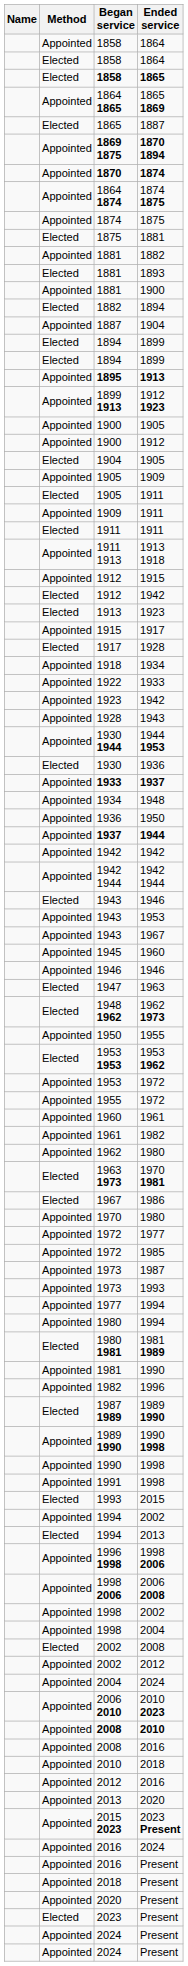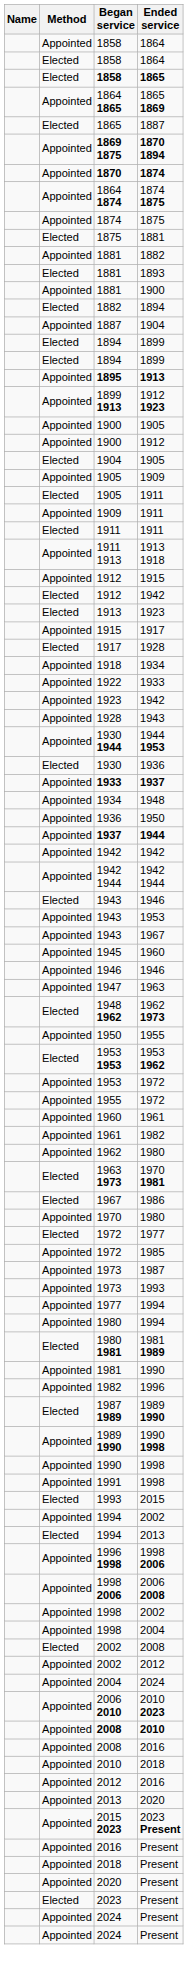(60, 988) Elected -> (67, 988) Appointed
(67, 1235) Appointed -> (60, 1235) Elected
- row: (109, 1847)
